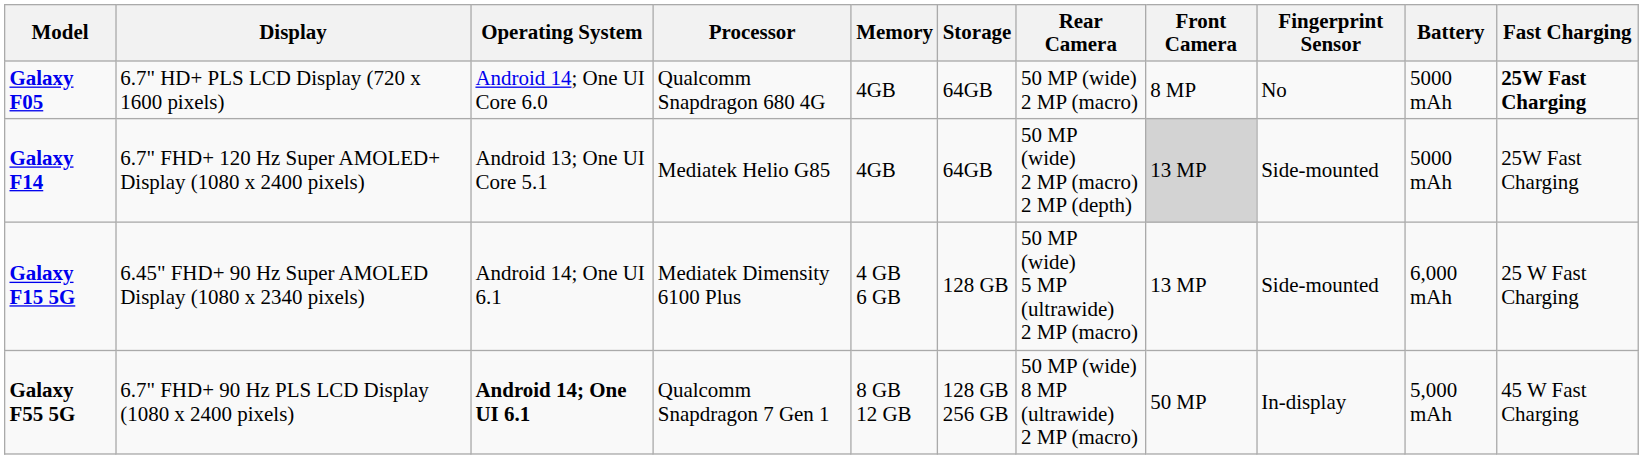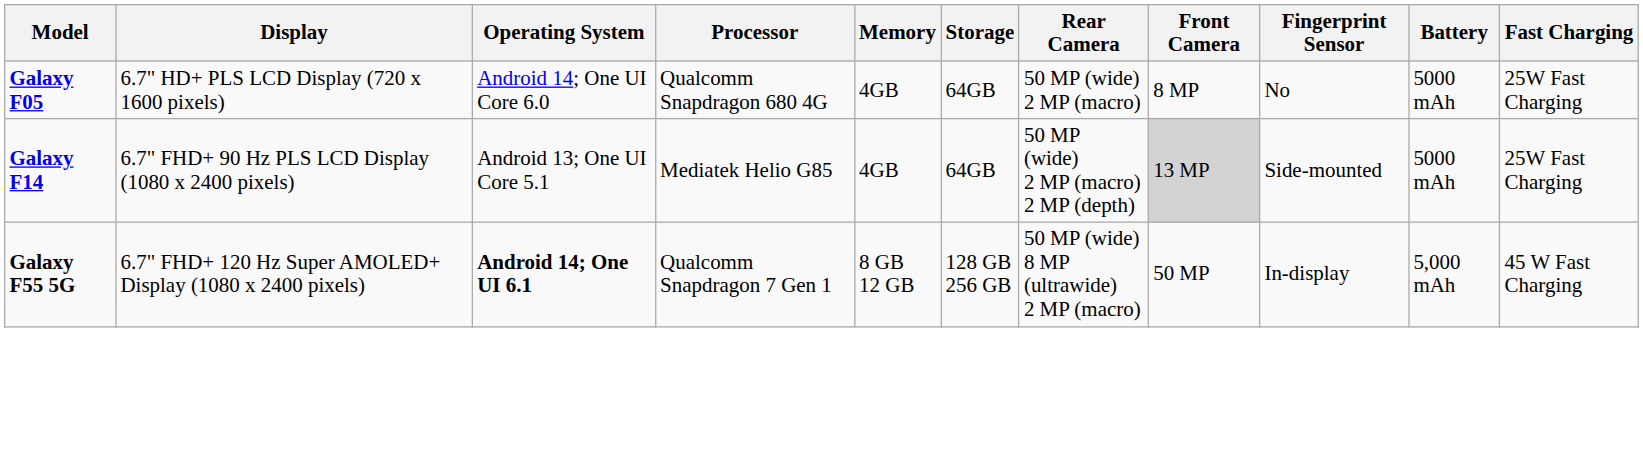(1544, 89) bold -> (1545, 89) normal
(280, 170) 6.7" FHD+ 120 Hz Super AMOLED+ Display (1080 x 2400 pixels) -> (275, 170) 6.7" FHD+ 90 Hz PLS LCD Display (1080 x 2400 pixels)
- row: (42, 285)
(275, 401) 6.7" FHD+ 90 Hz PLS LCD Display (1080 x 2400 pixels) -> (280, 274) 6.7" FHD+ 120 Hz Super AMOLED+ Display (1080 x 2400 pixels)
